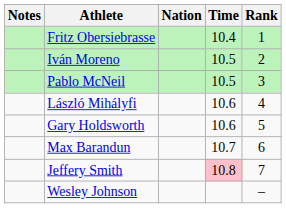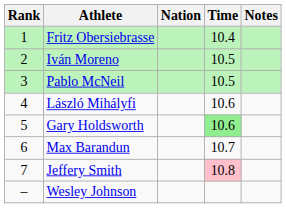columns swapped: (262, 15) <-> (24, 15)
(224, 125) no background -> (223, 125) lightgreen background
